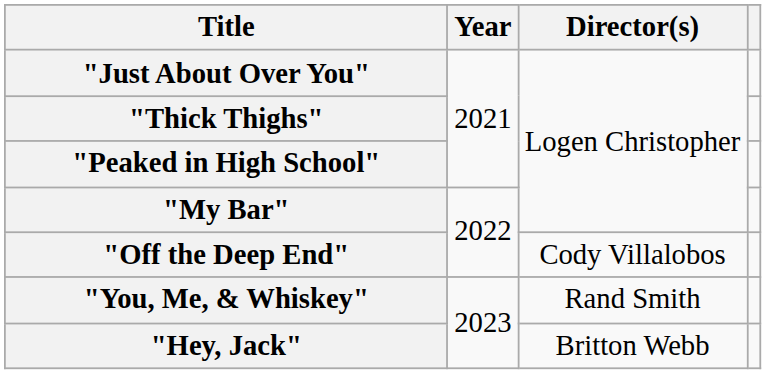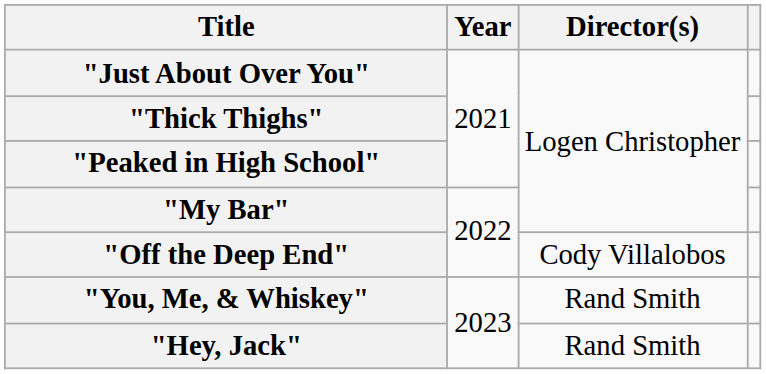(633, 345) Britton Webb -> (633, 345) Rand Smith
